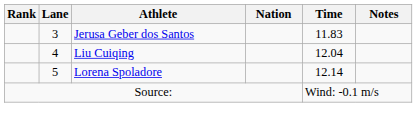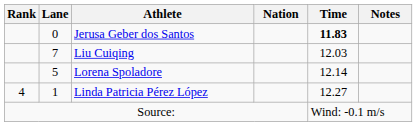(55, 33) 3 -> (55, 33) 0
(329, 33) normal -> (333, 33) bold
(55, 53) 4 -> (55, 53) 7
(329, 53) 12.04 -> (333, 53) 12.03
+ row: (141, 92)
